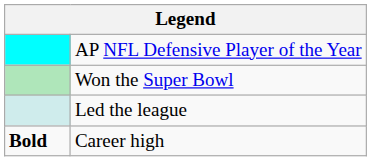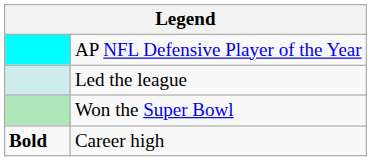rows swapped: (154, 79) <-> (131, 110)
